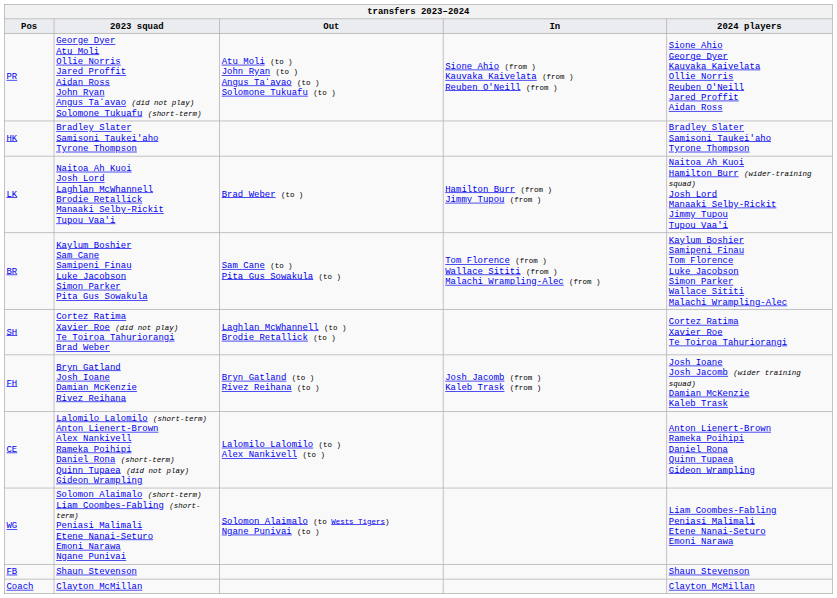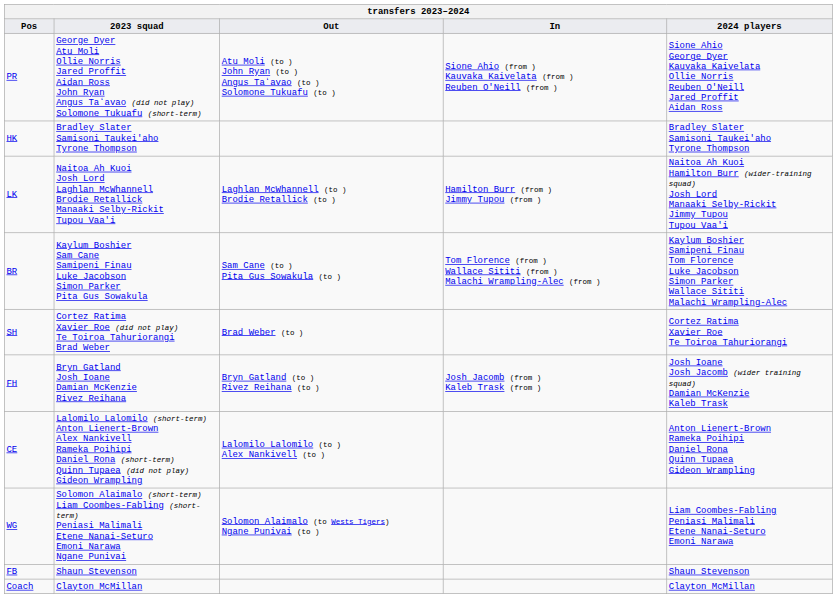(263, 194) Brad Weber (to ) -> (284, 194) Laghlan McWhannell (to ) Brodie Retallick (to )
(284, 332) Laghlan McWhannell (to ) Brodie Retallick (to ) -> (263, 332) Brad Weber (to )
